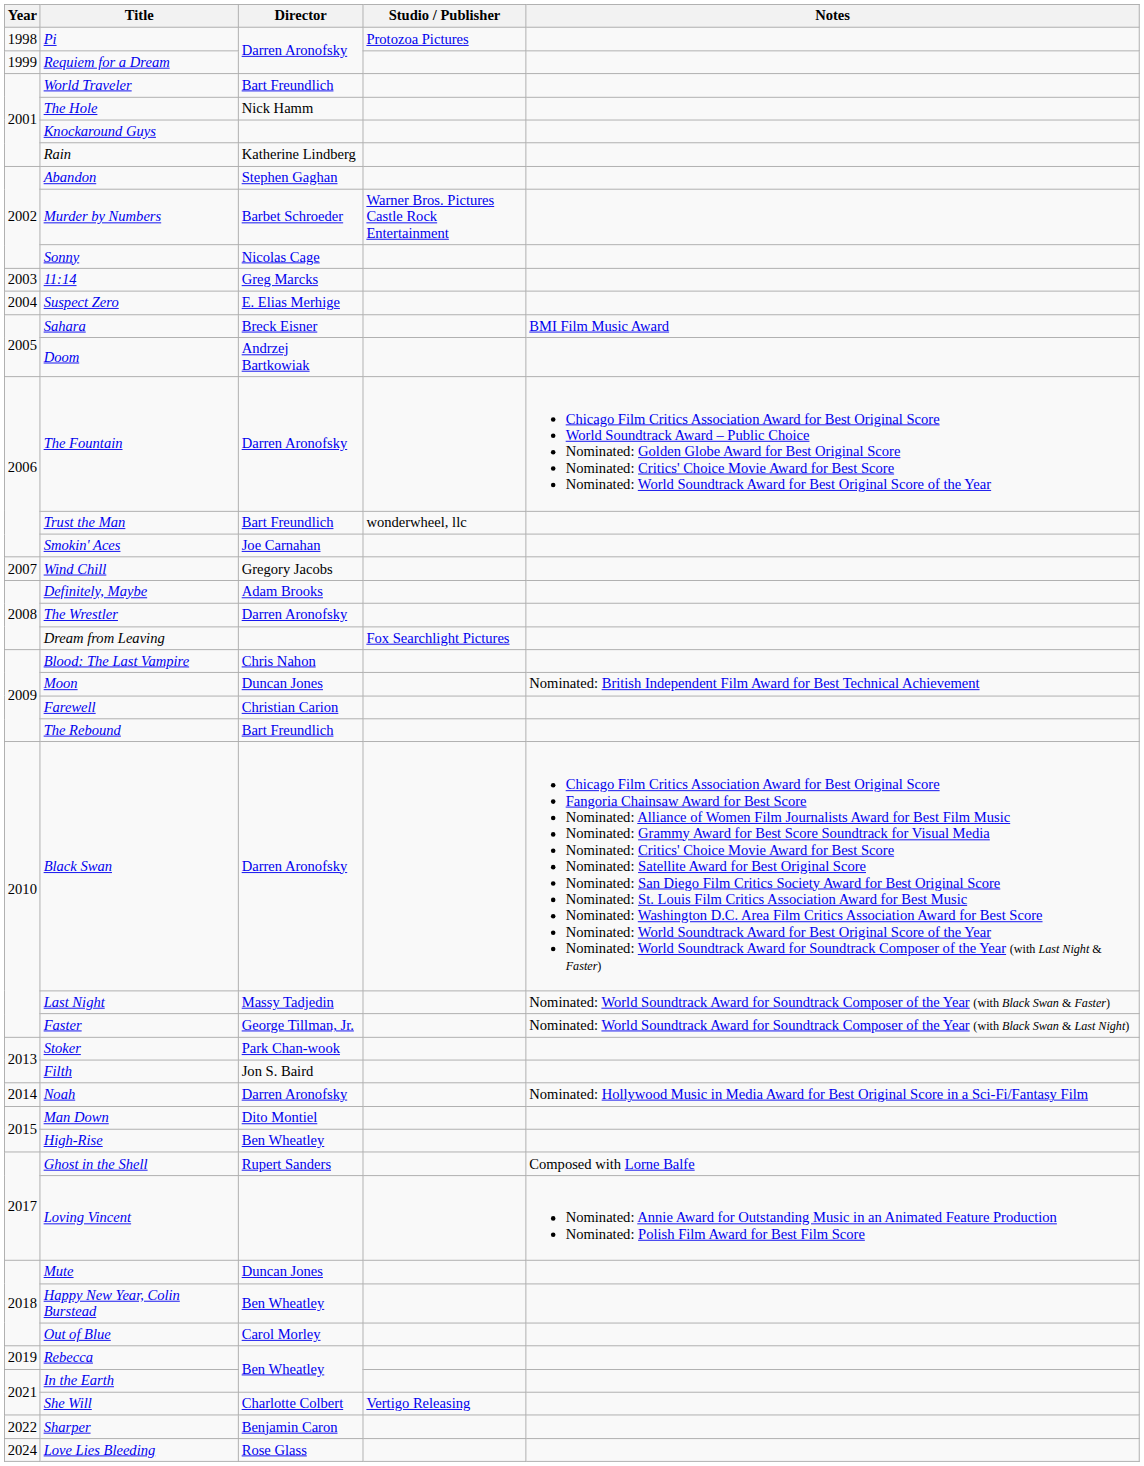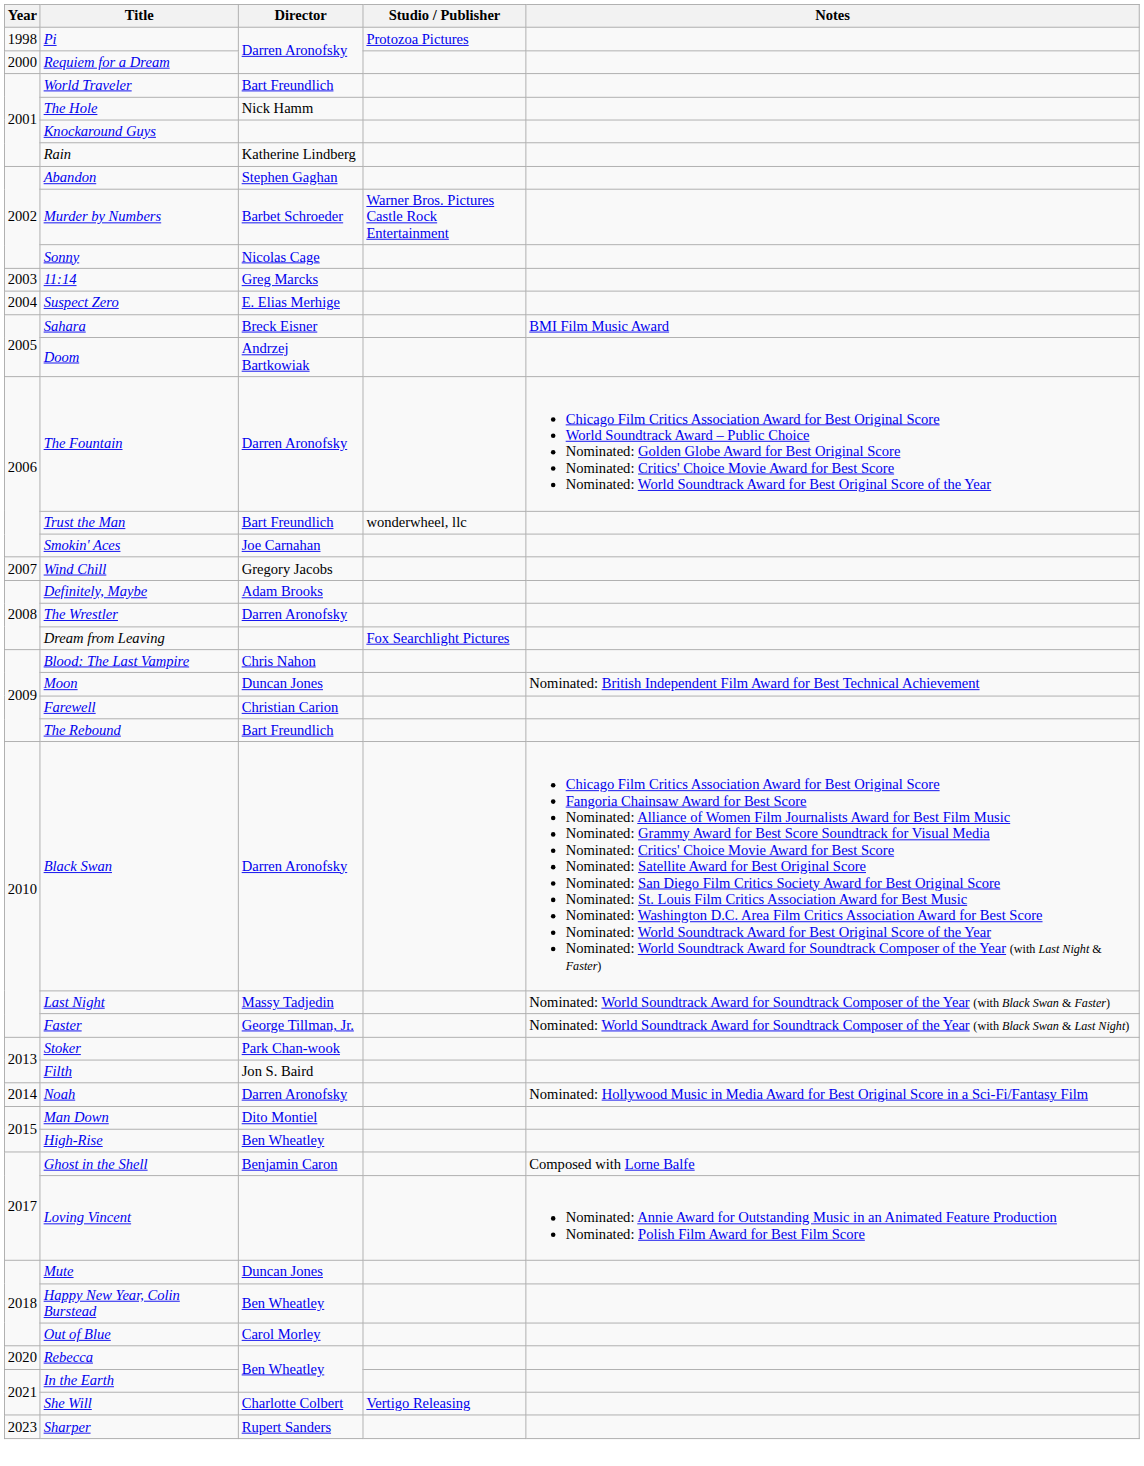(22, 62) 1999 -> (22, 62) 2000
(286, 1163) Rupert Sanders -> (290, 1163) Benjamin Caron
(22, 1357) 2019 -> (22, 1357) 2020
(22, 1426) 2022 -> (22, 1426) 2023
(290, 1426) Benjamin Caron -> (286, 1426) Rupert Sanders
- row: (99, 1449)
